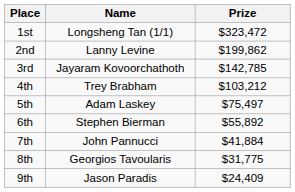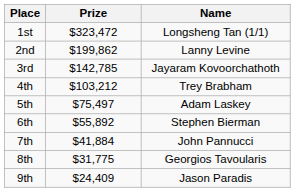columns swapped: (120, 13) <-> (243, 13)
